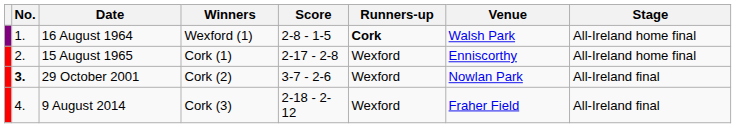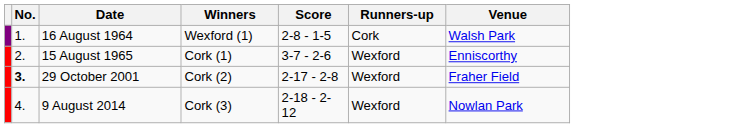- column: (650, 15)
(366, 36) bold -> (365, 36) normal
(310, 57) 2-17 - 2-8 -> (306, 57) 3-7 - 2-6
(306, 77) 3-7 - 2-6 -> (310, 77) 2-17 - 2-8
(486, 77) Nowlan Park -> (484, 77) Fraher Field
(484, 105) Fraher Field -> (486, 105) Nowlan Park
